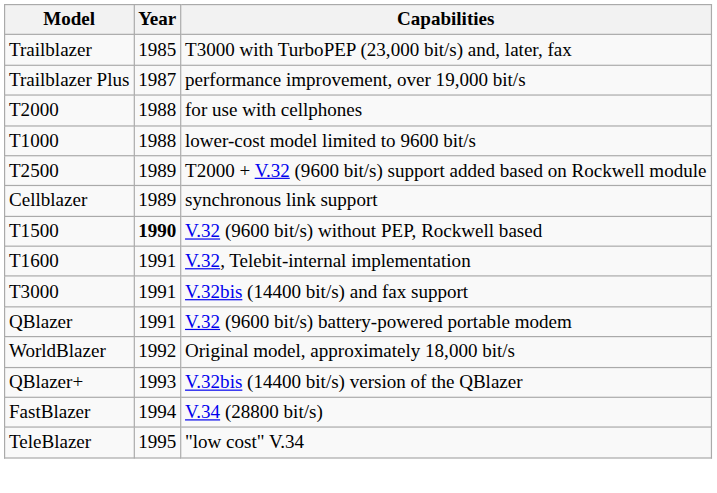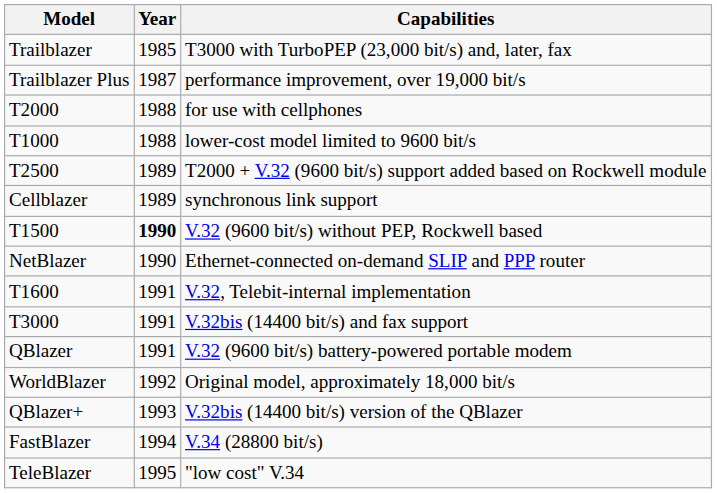+ row: (48, 261)
